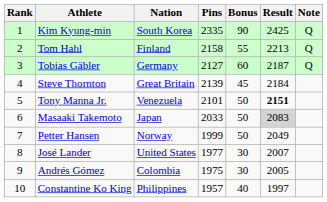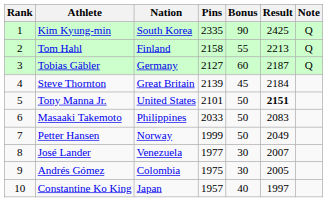(159, 100) Venezuela -> (166, 100) United States
(149, 118) Japan -> (162, 118) Philippines
(278, 118) lightgrey background -> (278, 118) no background
(166, 153) United States -> (159, 153) Venezuela
(162, 188) Philippines -> (149, 188) Japan
